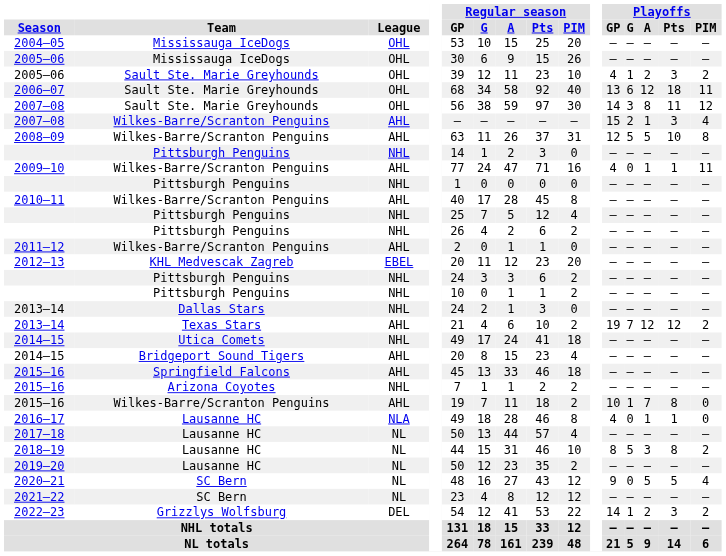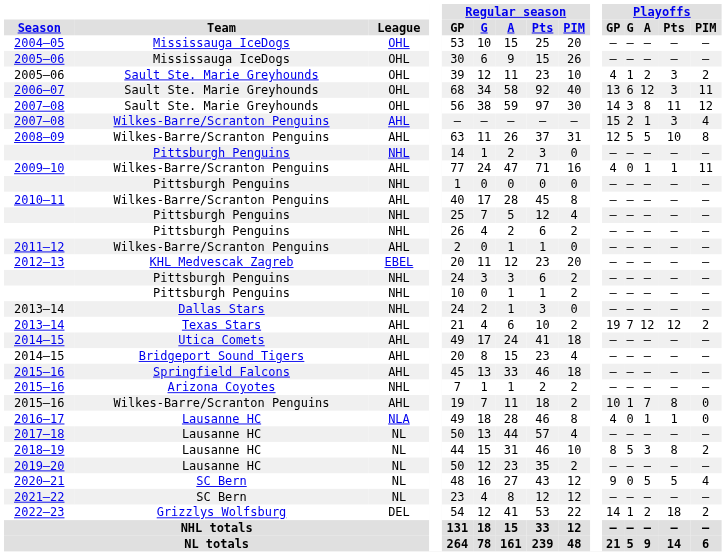(674, 90) 18 -> (674, 90) 3
(399, 340) NHL -> (399, 340) AHL
(674, 512) 3 -> (674, 512) 18
